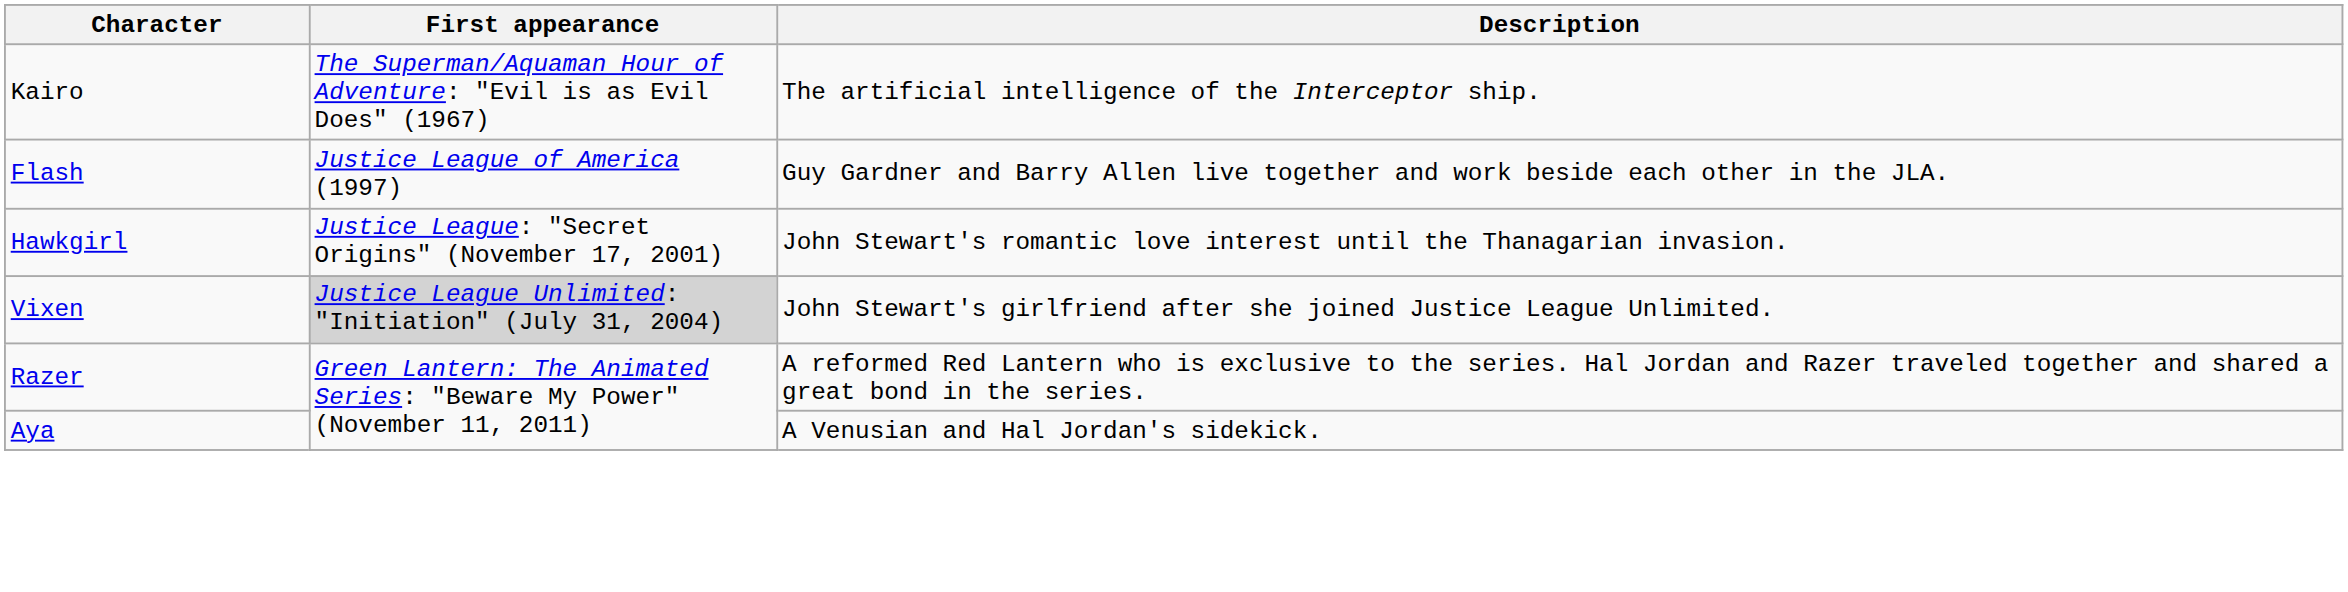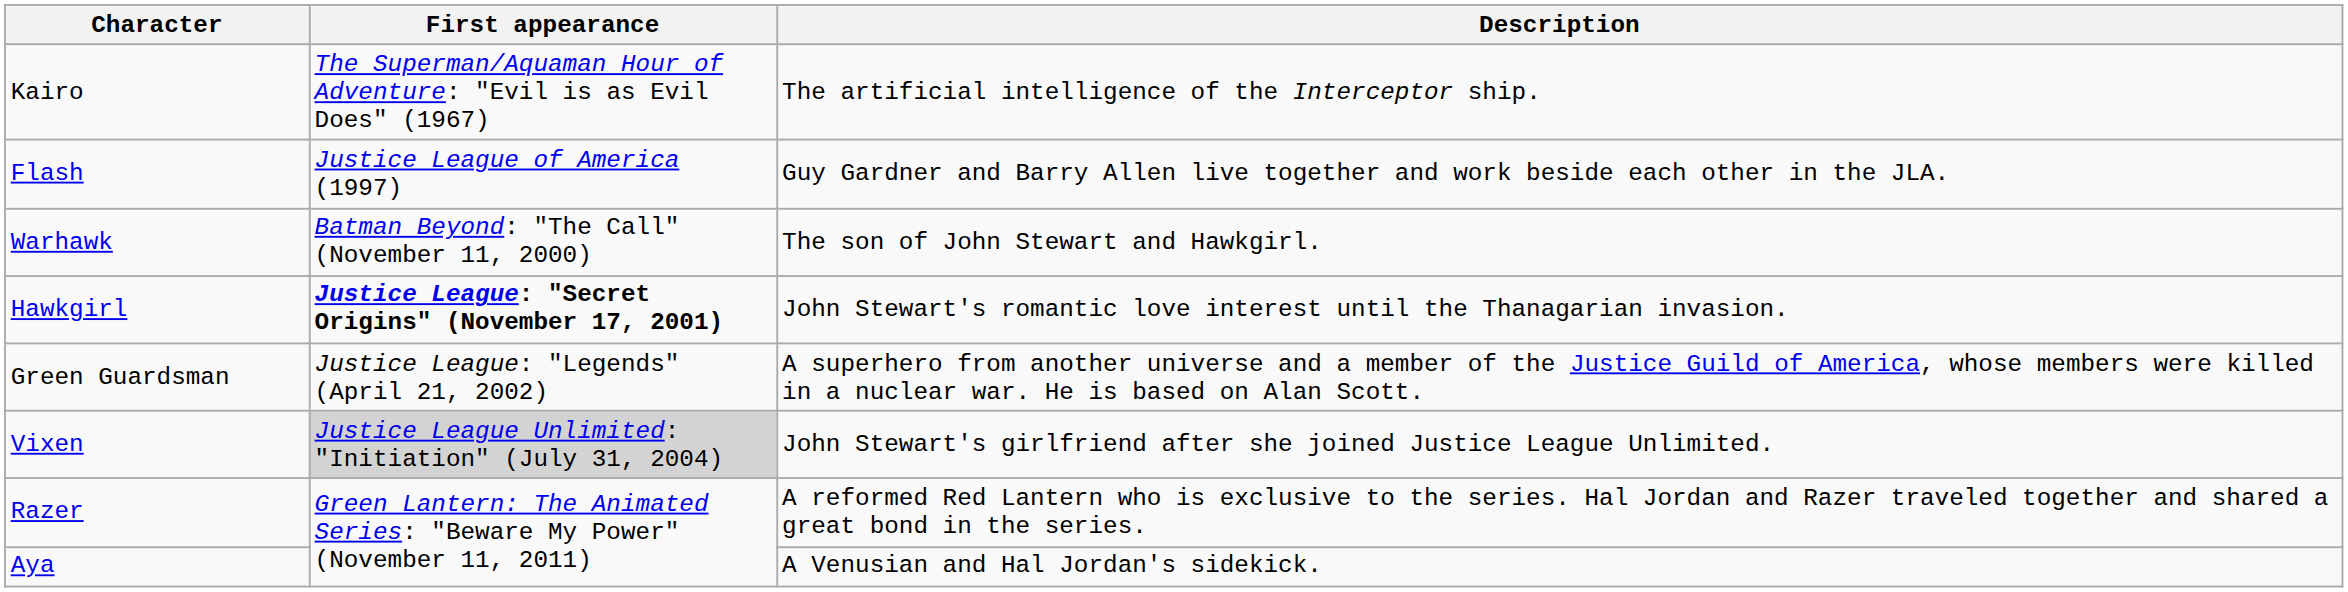+ row: (62, 242)
(519, 242) normal -> (519, 309) bold
+ row: (120, 377)
